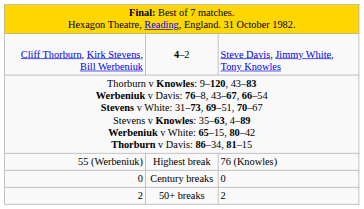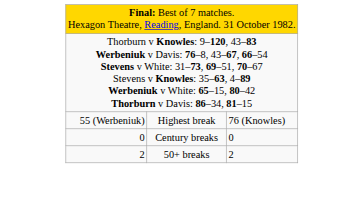- row: (82, 60)
